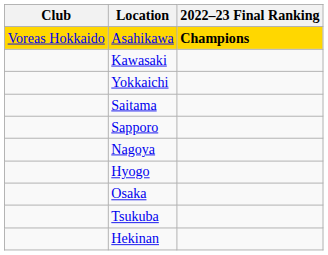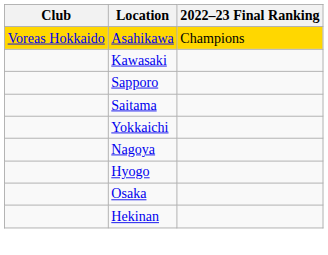(215, 37) bold -> (212, 37) normal
rows swapped: (140, 82) <-> (135, 127)
- row: (135, 216)
